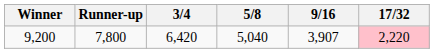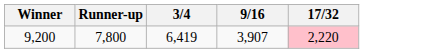- column: (252, 15)
(182, 37) 6,420 -> (182, 37) 6,419
